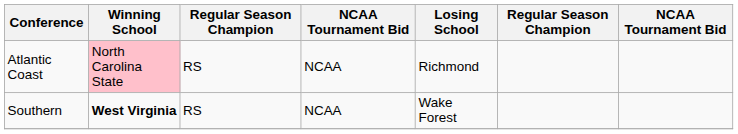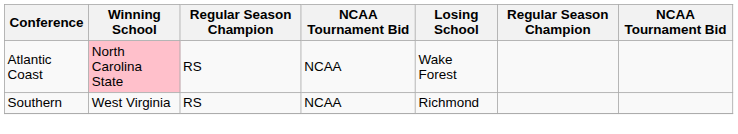(449, 66) Richmond -> (438, 66) Wake Forest
(134, 110) bold -> (131, 103) normal
(438, 110) Wake Forest -> (449, 103) Richmond
